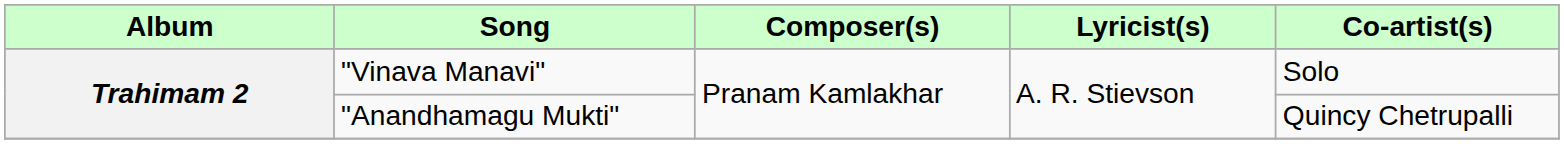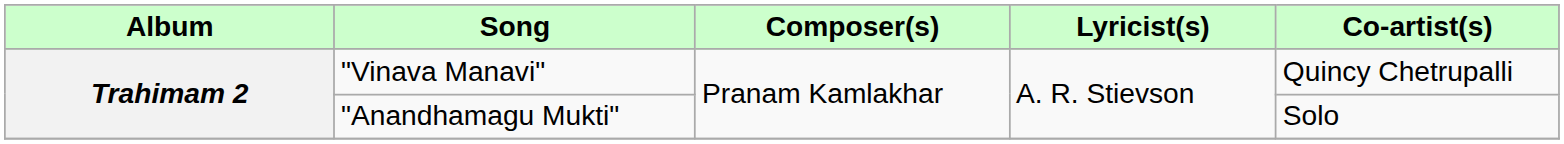(1311, 71) Solo -> (1398, 71) Quincy Chetrupalli
(1398, 116) Quincy Chetrupalli -> (1311, 116) Solo
